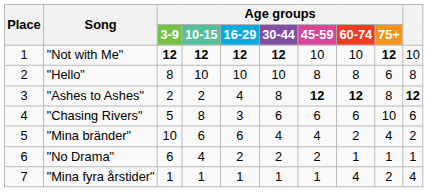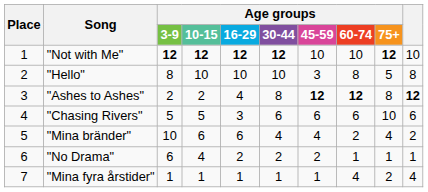(317, 75) 8 -> (317, 75) 3
(389, 75) 6 -> (389, 75) 5
(201, 116) 8 -> (201, 116) 5
